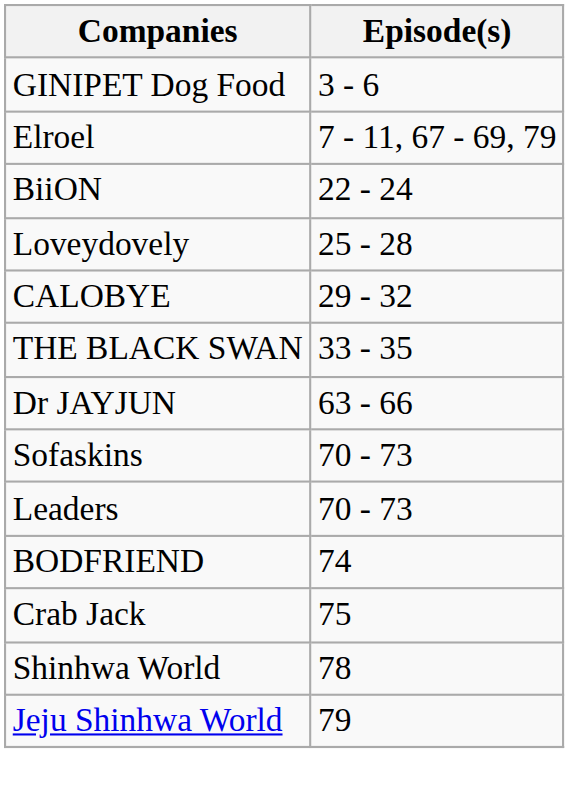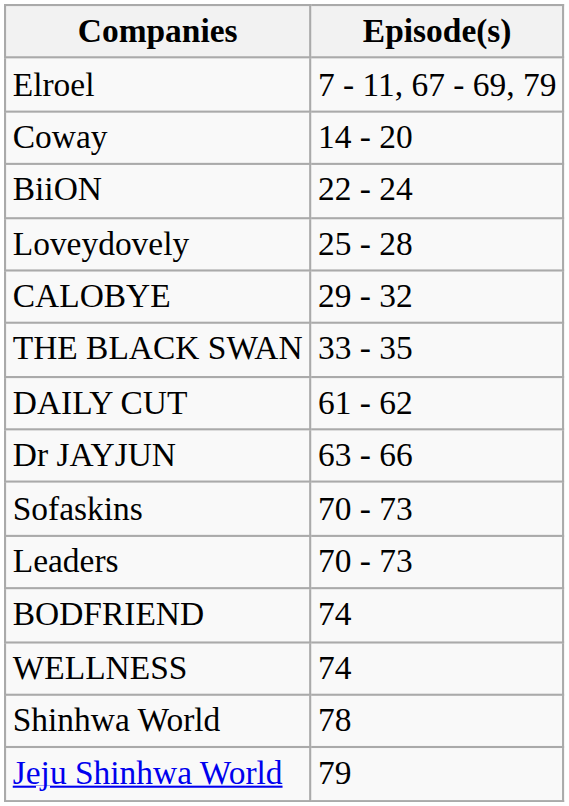- row: (149, 84)
+ row: (60, 137)
+ row: (100, 402)
+ row: (100, 667)
- row: (79, 614)
